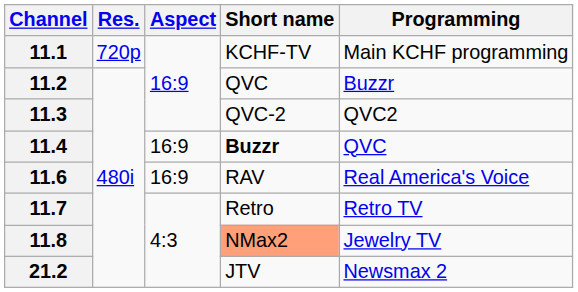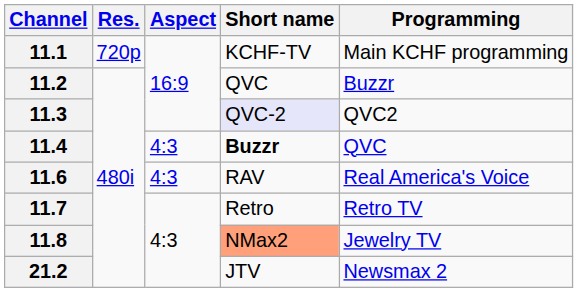(256, 114) no background -> (256, 114) lavender background
(169, 146) 16:9 -> (164, 146) 4:3
(169, 177) 16:9 -> (164, 177) 4:3
